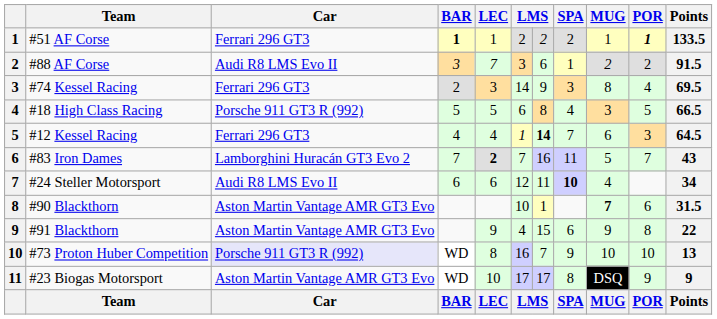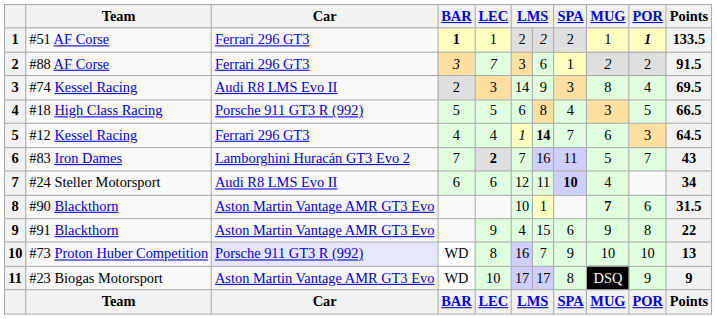(276, 63) Audi R8 LMS Evo II -> (262, 63) Ferrari 296 GT3
(262, 87) Ferrari 296 GT3 -> (276, 87) Audi R8 LMS Evo II
